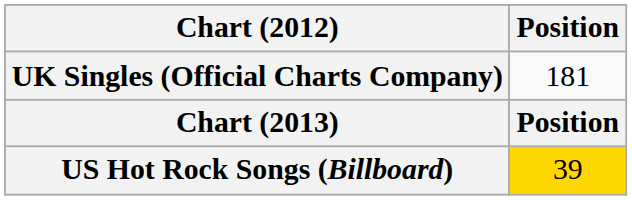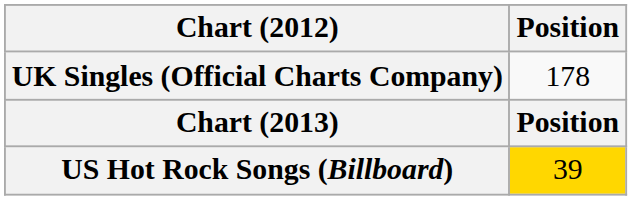(568, 75) 181 -> (568, 75) 178
